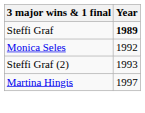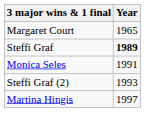+ row: (40, 30)
(127, 47) 1992 -> (127, 64) 1991
